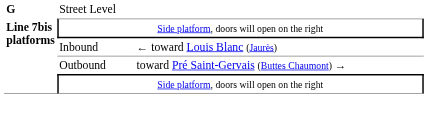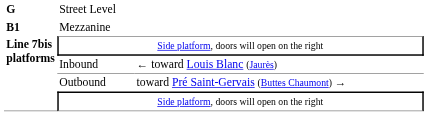+ row: (85, 27)
